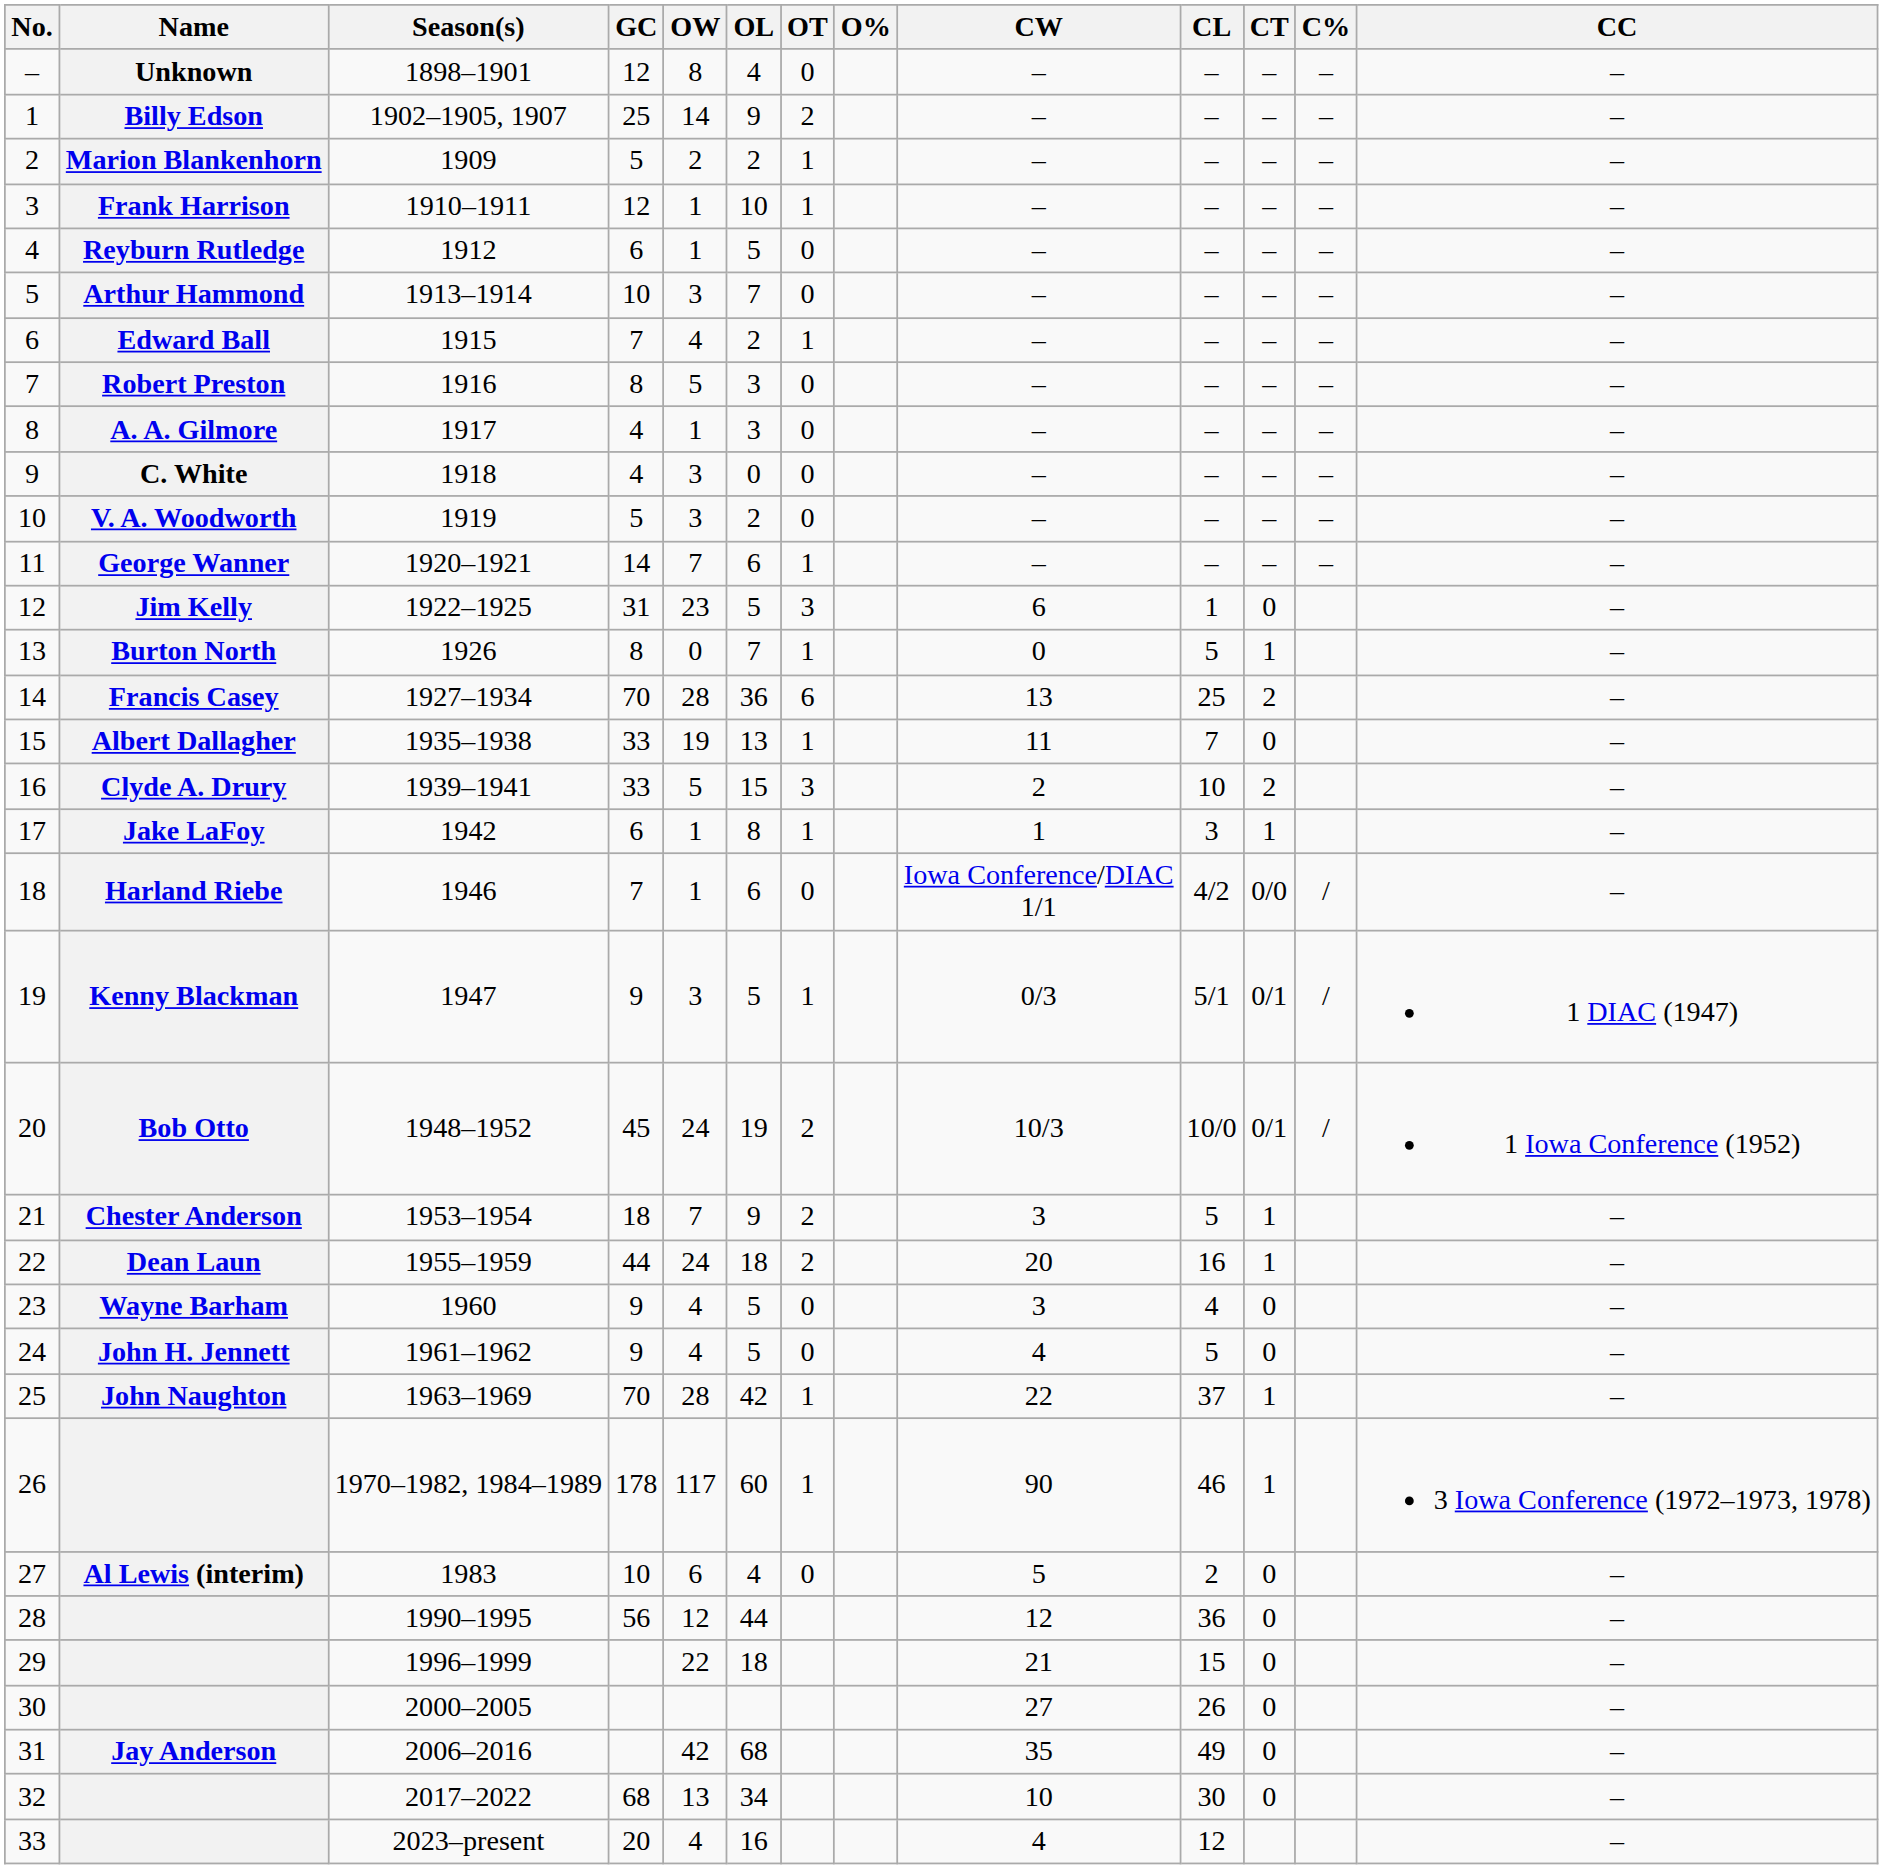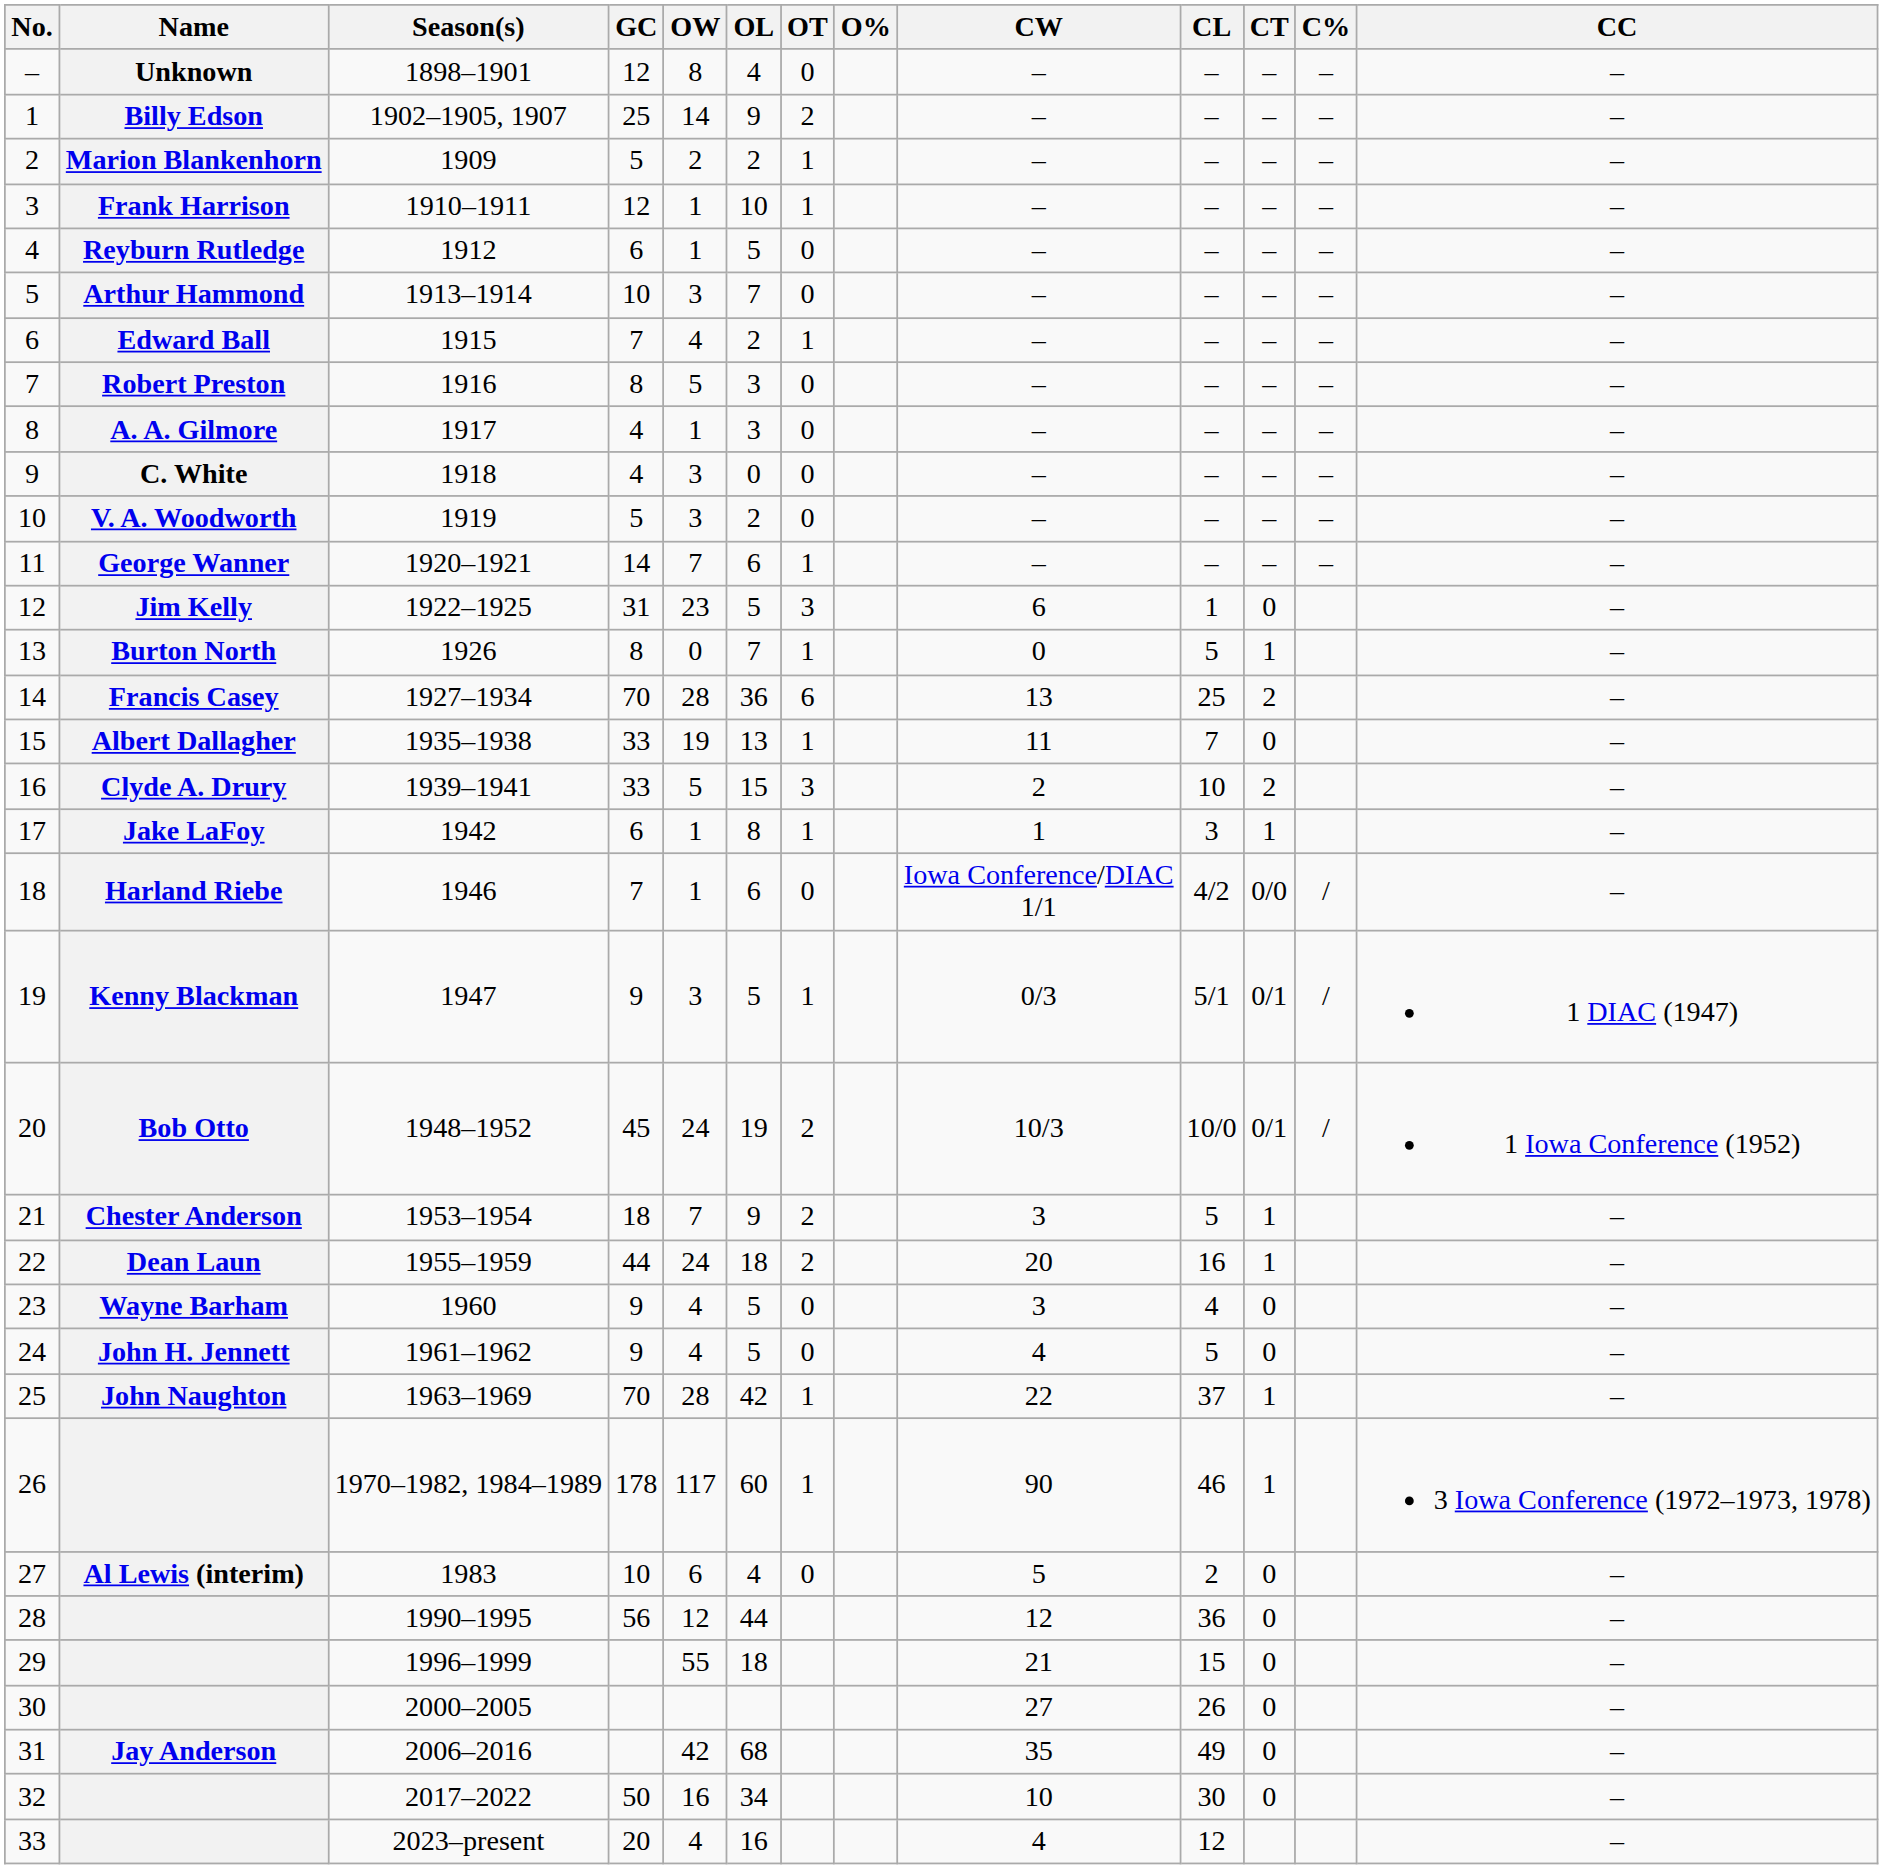(695, 1662) 22 -> (695, 1662) 55
(636, 1796) 68 -> (636, 1796) 50
(695, 1796) 13 -> (695, 1796) 16
